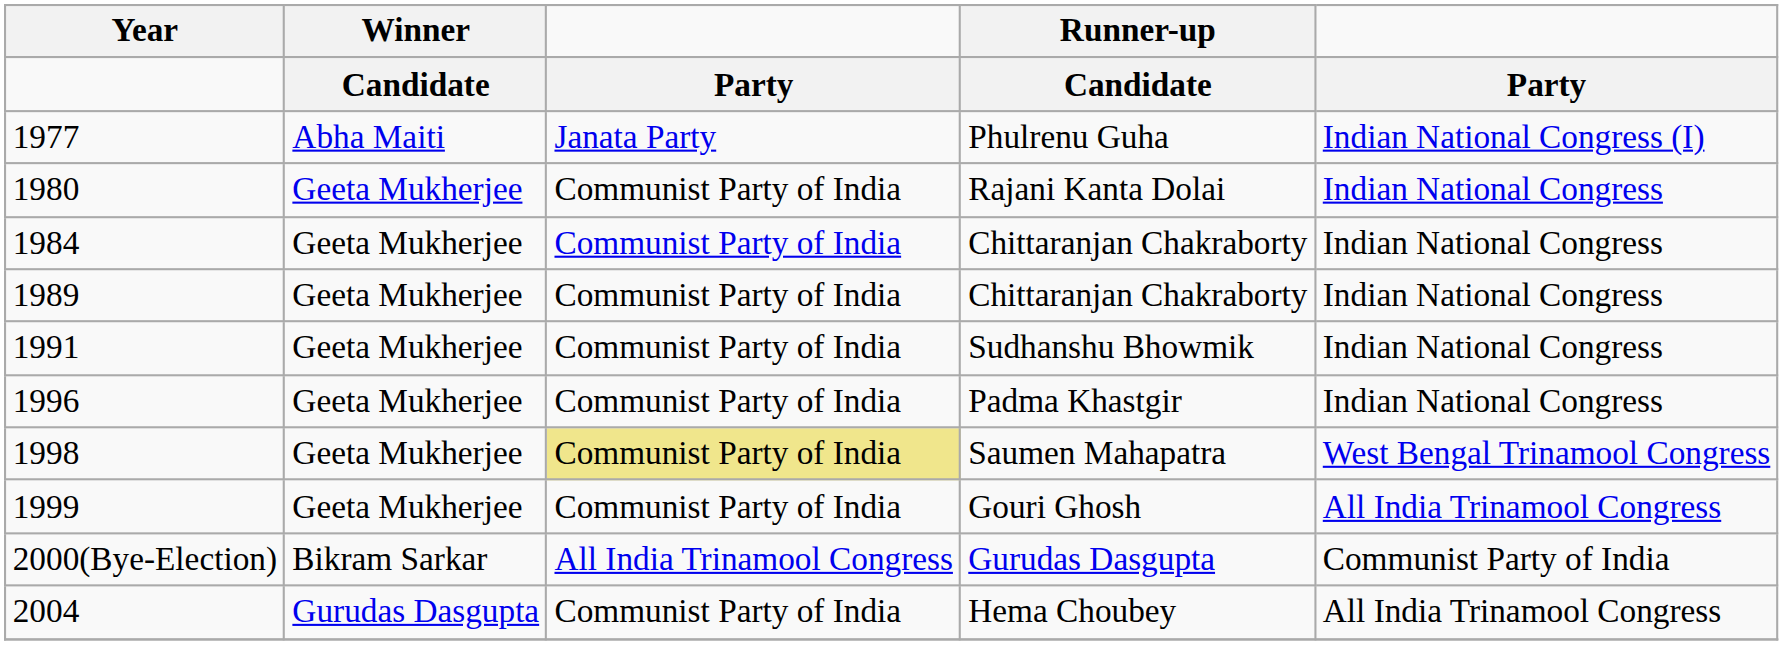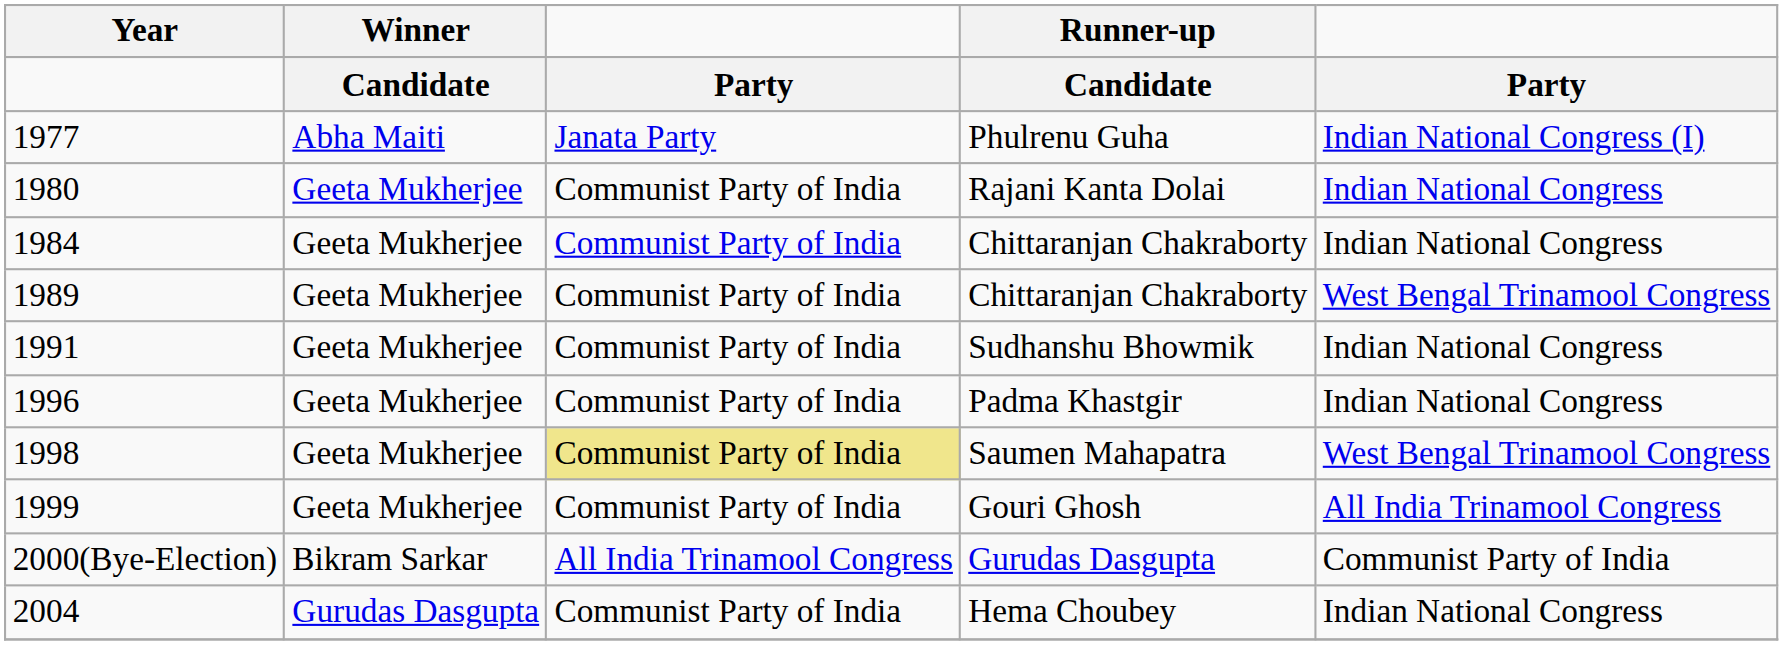(1493, 294) Indian National Congress -> (1547, 294) West Bengal Trinamool Congress
(1522, 611) All India Trinamool Congress -> (1493, 611) Indian National Congress
